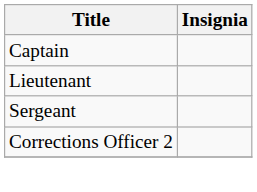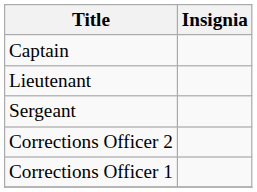+ row: (91, 171)
